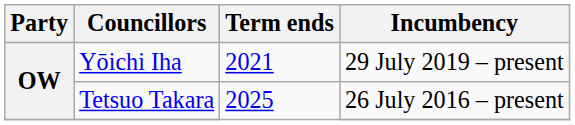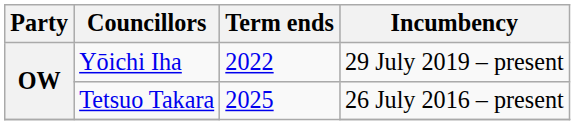(249, 61) 2021 -> (249, 61) 2022
